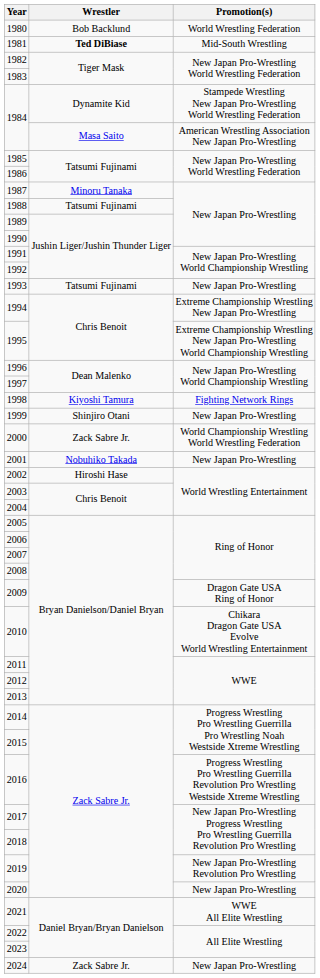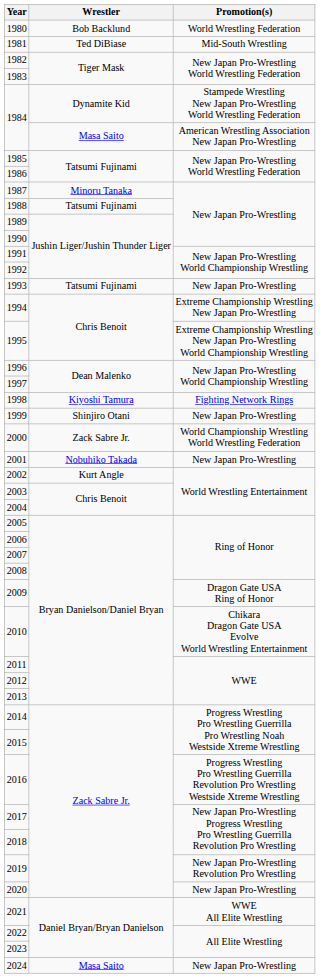(101, 44) bold -> (101, 44) normal
(101, 475) Hiroshi Hase -> (101, 475) Kurt Angle
(101, 965) Zack Sabre Jr. -> (101, 965) Masa Saito
